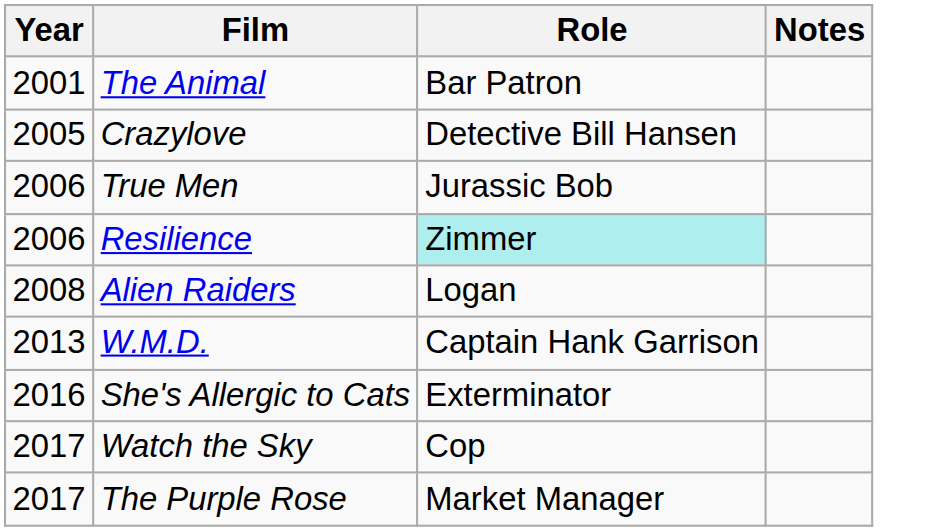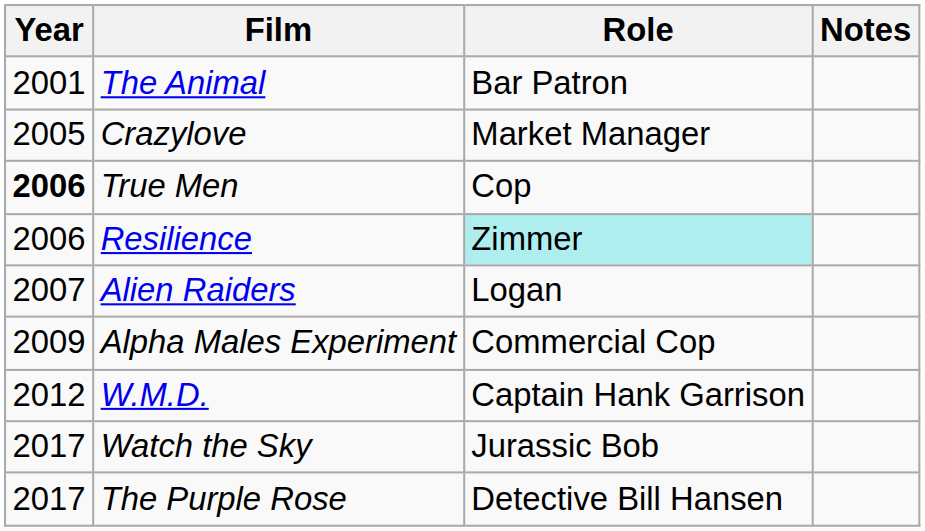(581, 134) Detective Bill Hansen -> (591, 134) Market Manager
(49, 186) normal -> (49, 186) bold
(519, 186) Jurassic Bob -> (501, 186) Cop
(49, 290) 2008 -> (49, 290) 2007
+ row: (278, 342)
(49, 342) 2013 -> (49, 394) 2012
- row: (255, 394)
(455, 446) Cop -> (565, 446) Jurassic Bob
(545, 498) Market Manager -> (627, 498) Detective Bill Hansen
